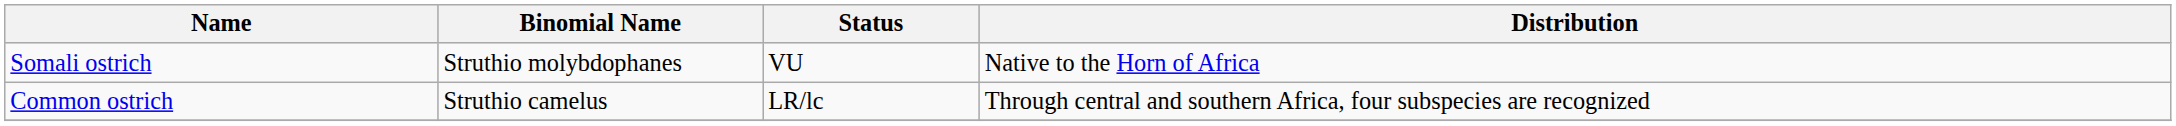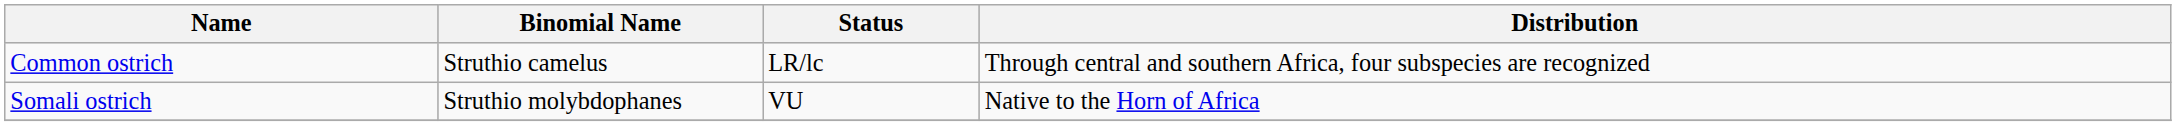rows swapped: (92, 100) <-> (81, 62)
